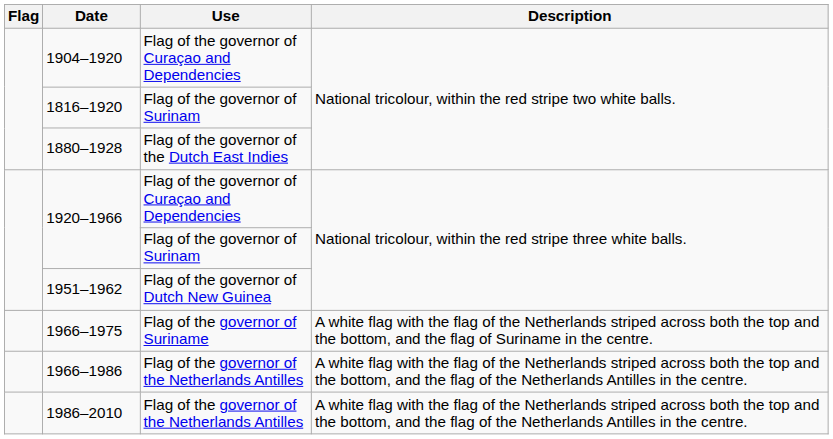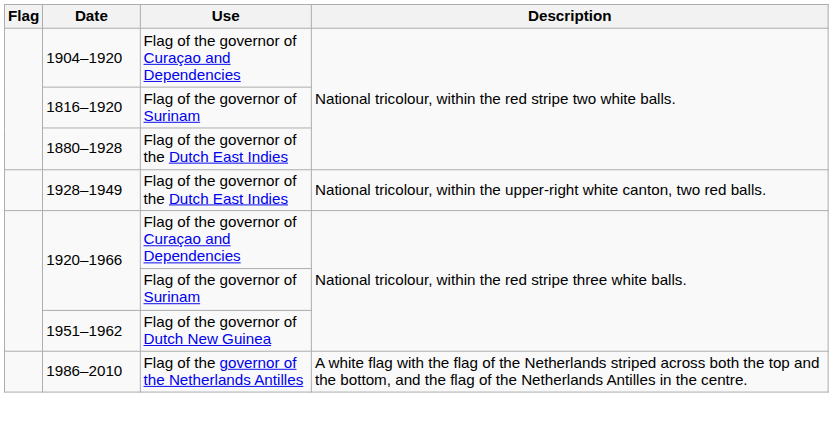+ row: (84, 189)
- row: (84, 330)
- row: (84, 371)
